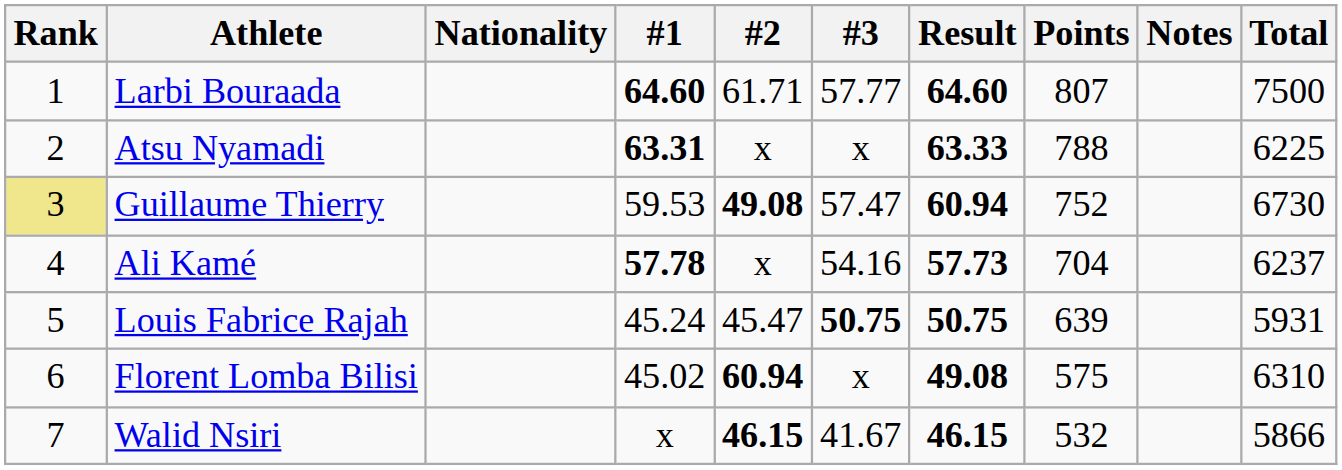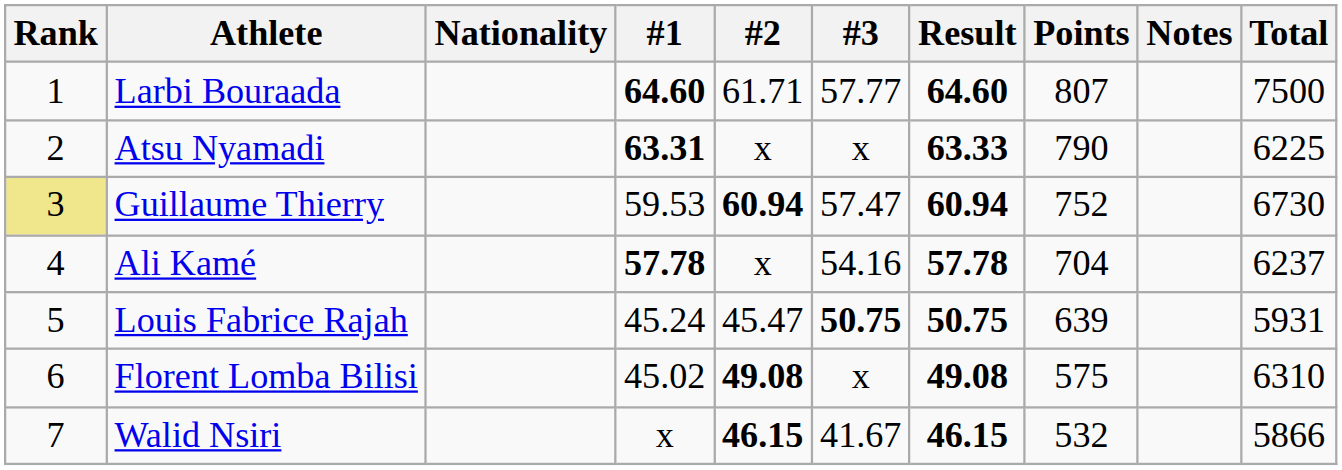(1081, 147) 788 -> (1081, 147) 790
(763, 205) 49.08 -> (763, 205) 60.94
(967, 262) 57.73 -> (967, 262) 57.78
(763, 377) 60.94 -> (763, 377) 49.08
